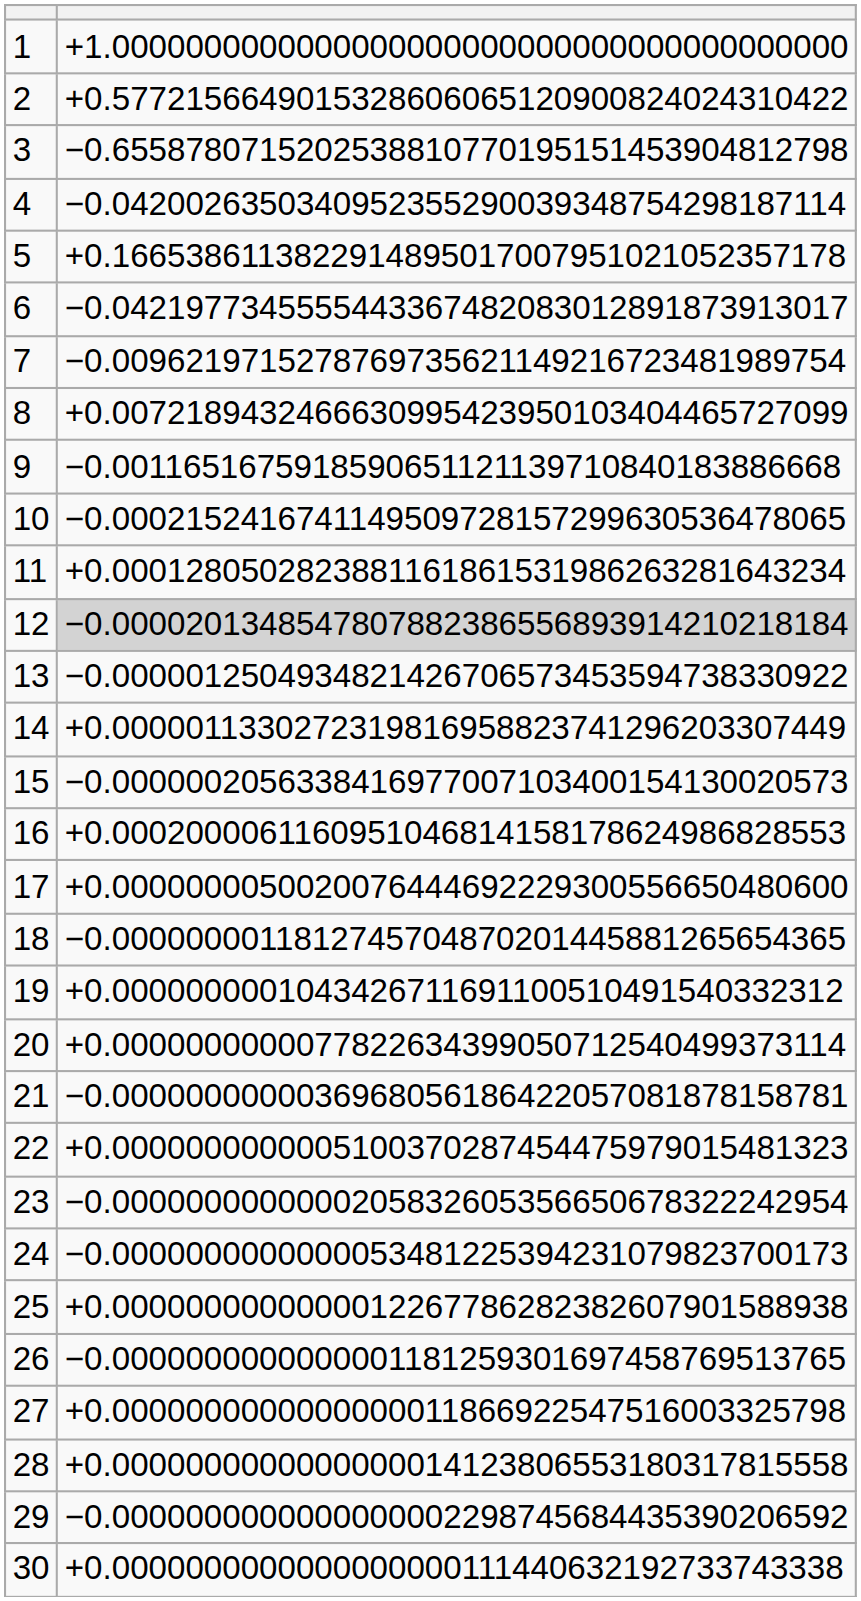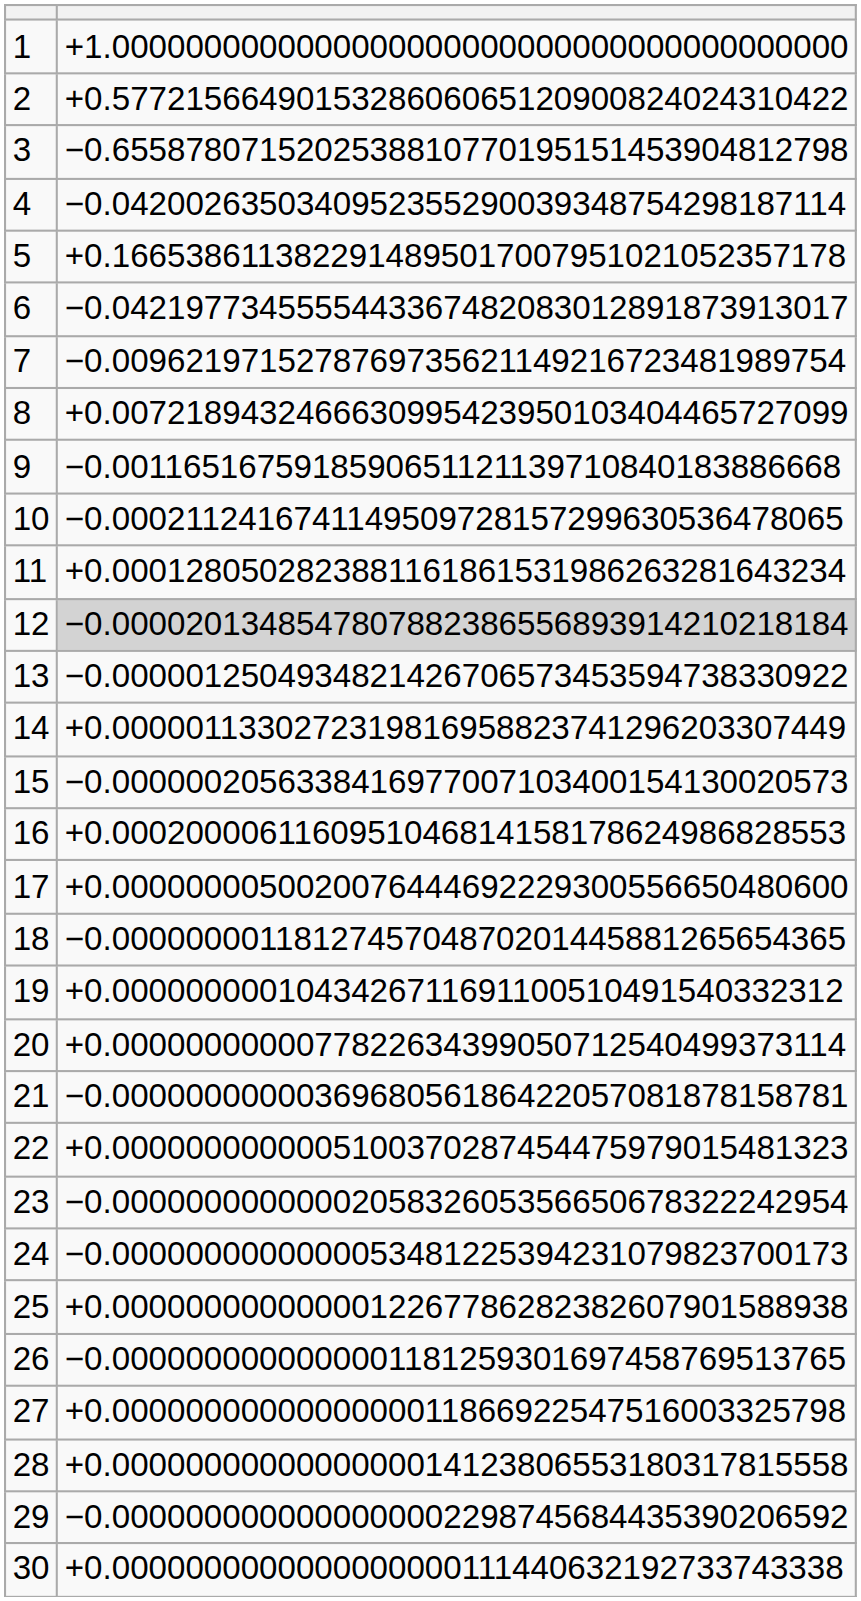(455, 518) −0.0002152416741149509728157299630536478065 -> (454, 518) −0.0002112416741149509728157299630536478065
